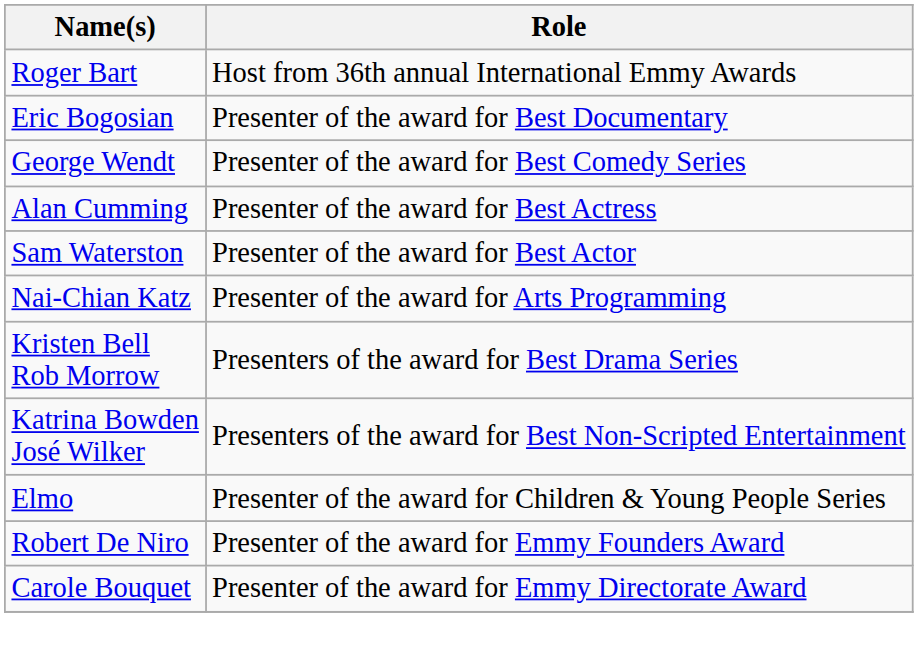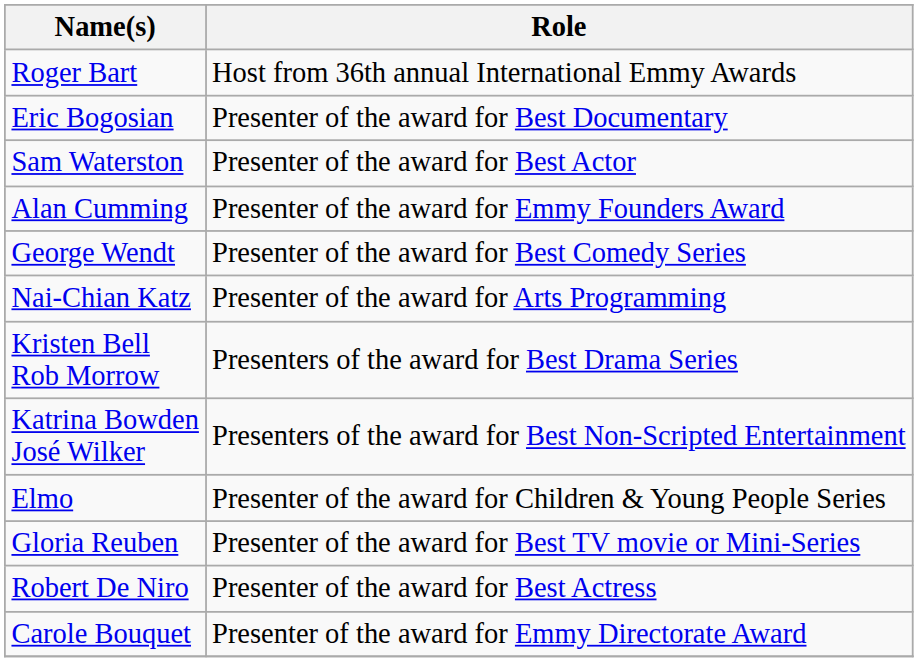rows swapped: (97, 252) <-> (93, 162)
(434, 207) Presenter of the award for Best Actress -> (498, 207) Presenter of the award for Emmy Founders Award
+ row: (95, 542)
(498, 542) Presenter of the award for Emmy Founders Award -> (434, 588) Presenter of the award for Best Actress
